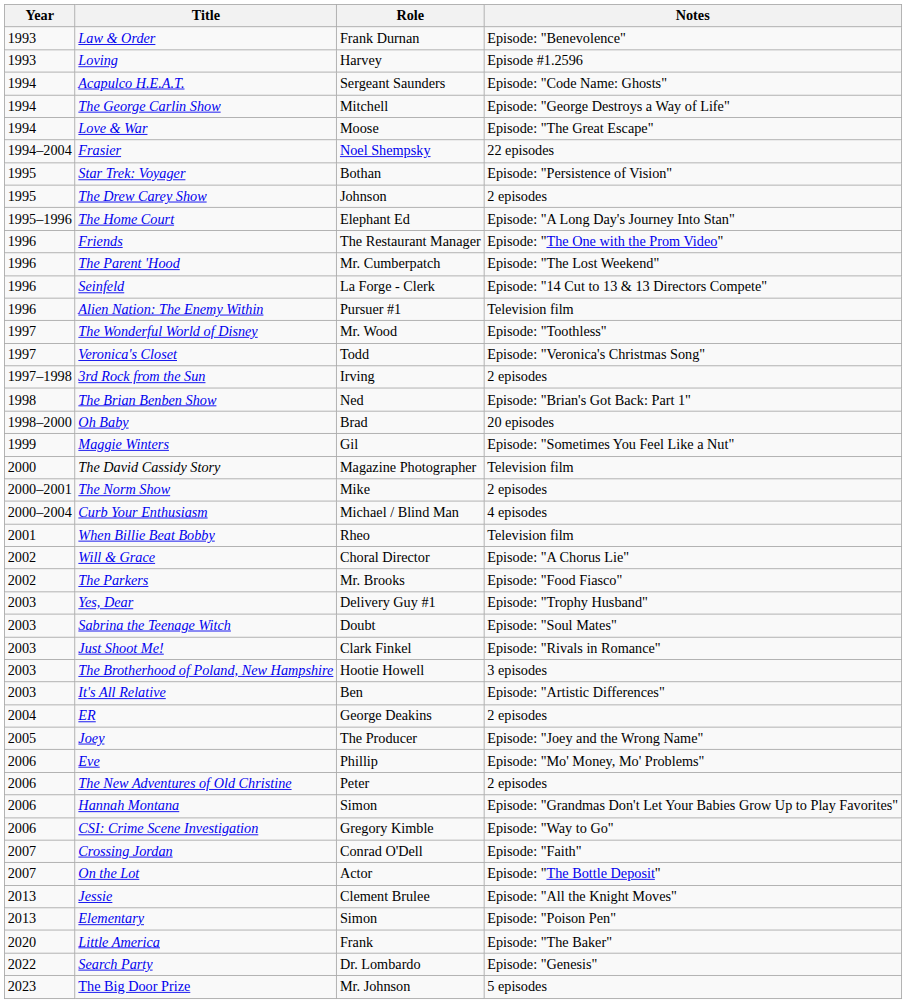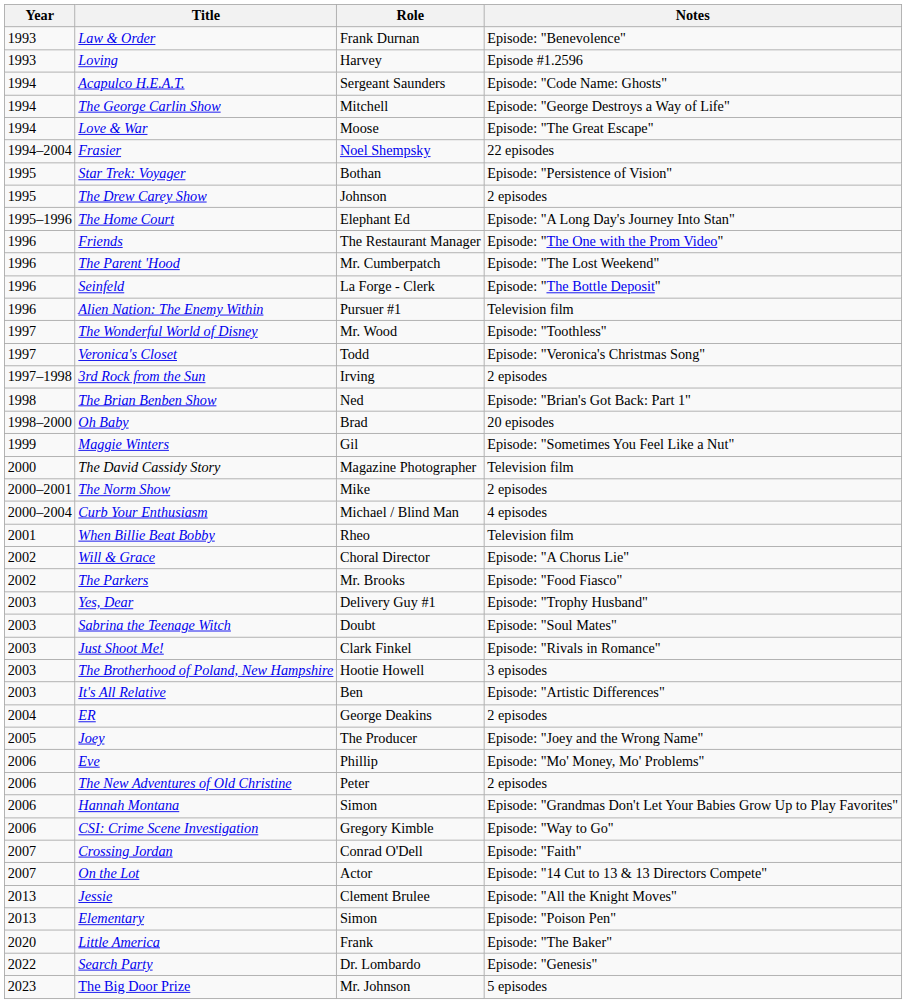(627, 286) Episode: "14 Cut to 13 & 13 Directors Compete" -> (574, 286) Episode: "The Bottle Deposit"
(574, 873) Episode: "The Bottle Deposit" -> (627, 873) Episode: "14 Cut to 13 & 13 Directors Compete"
